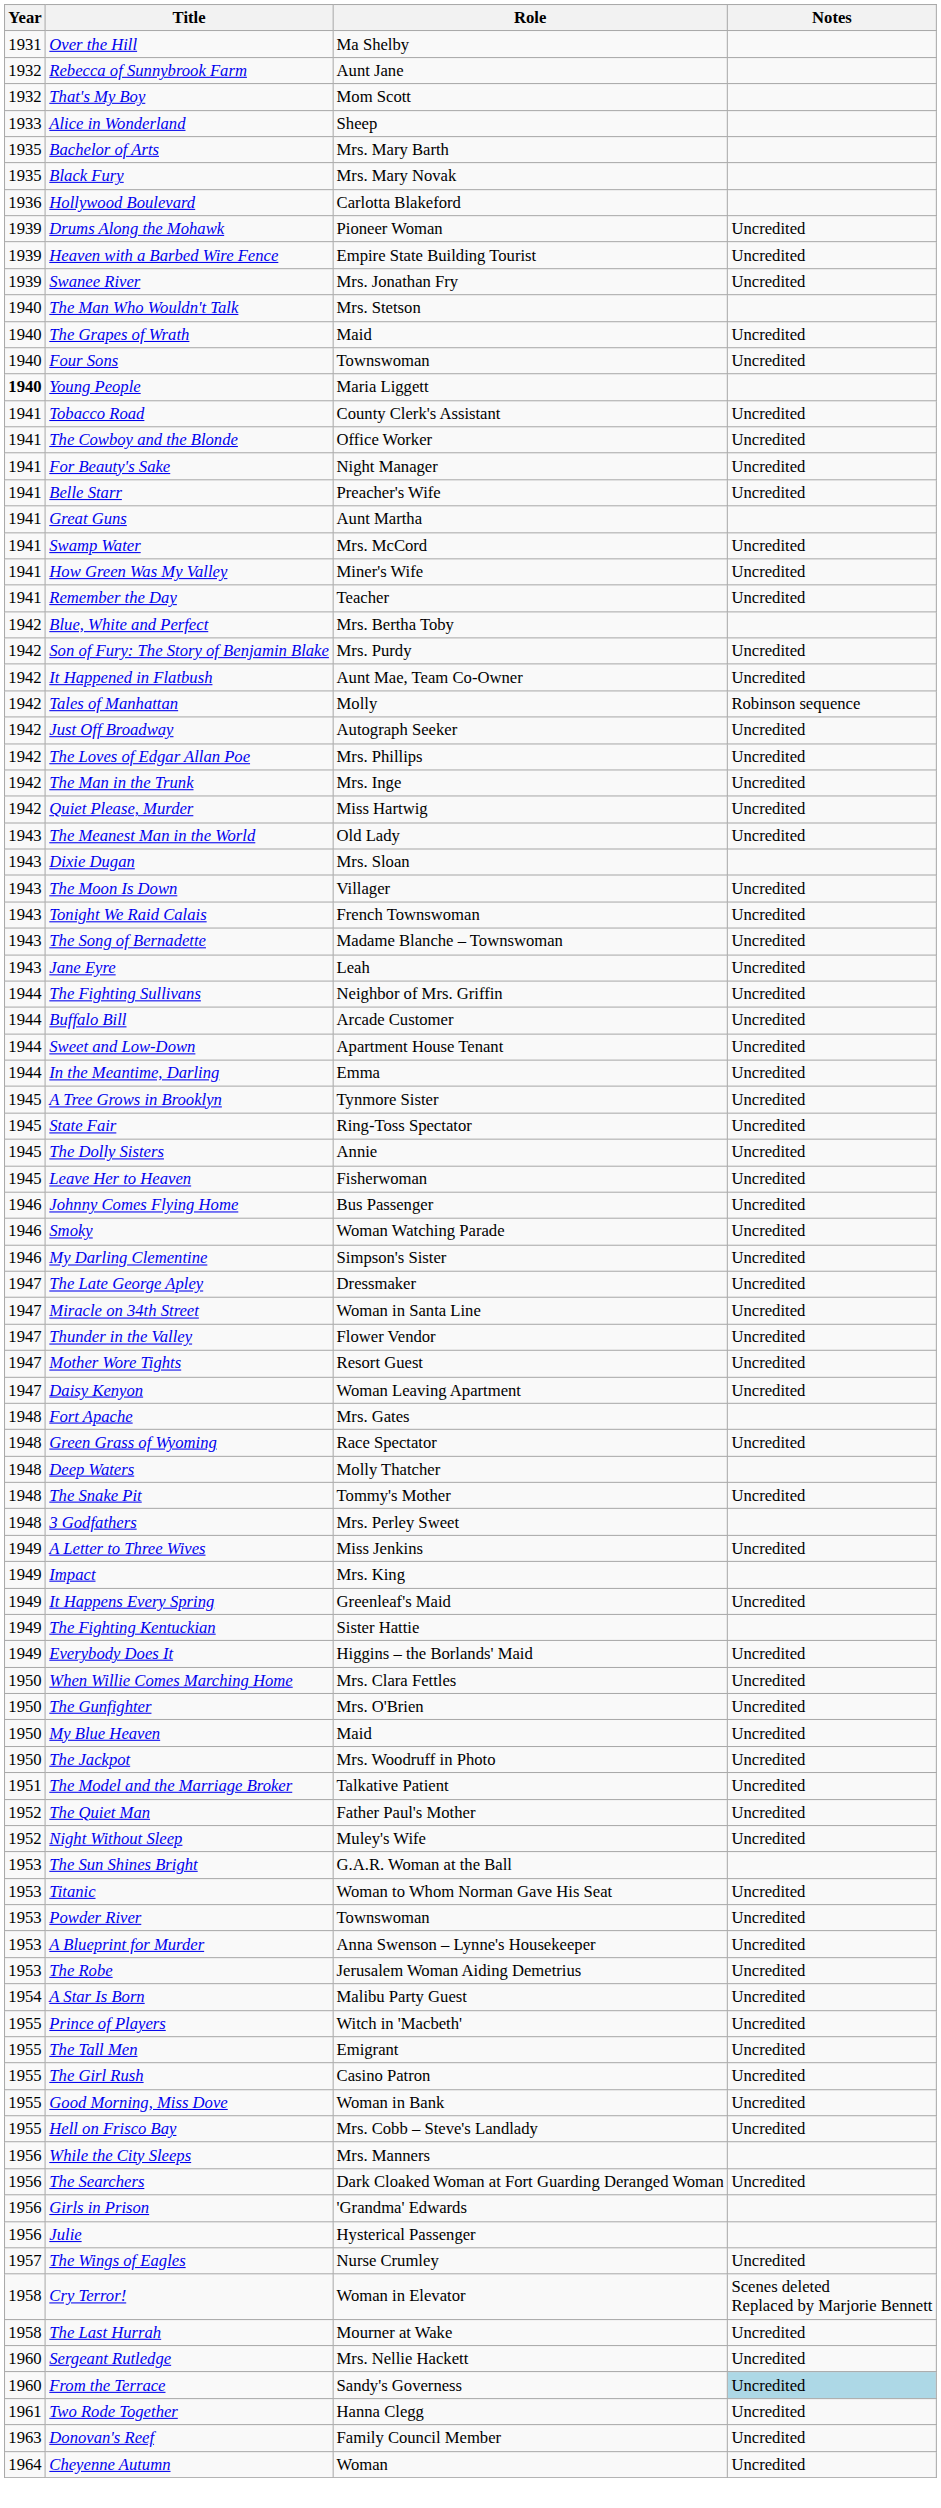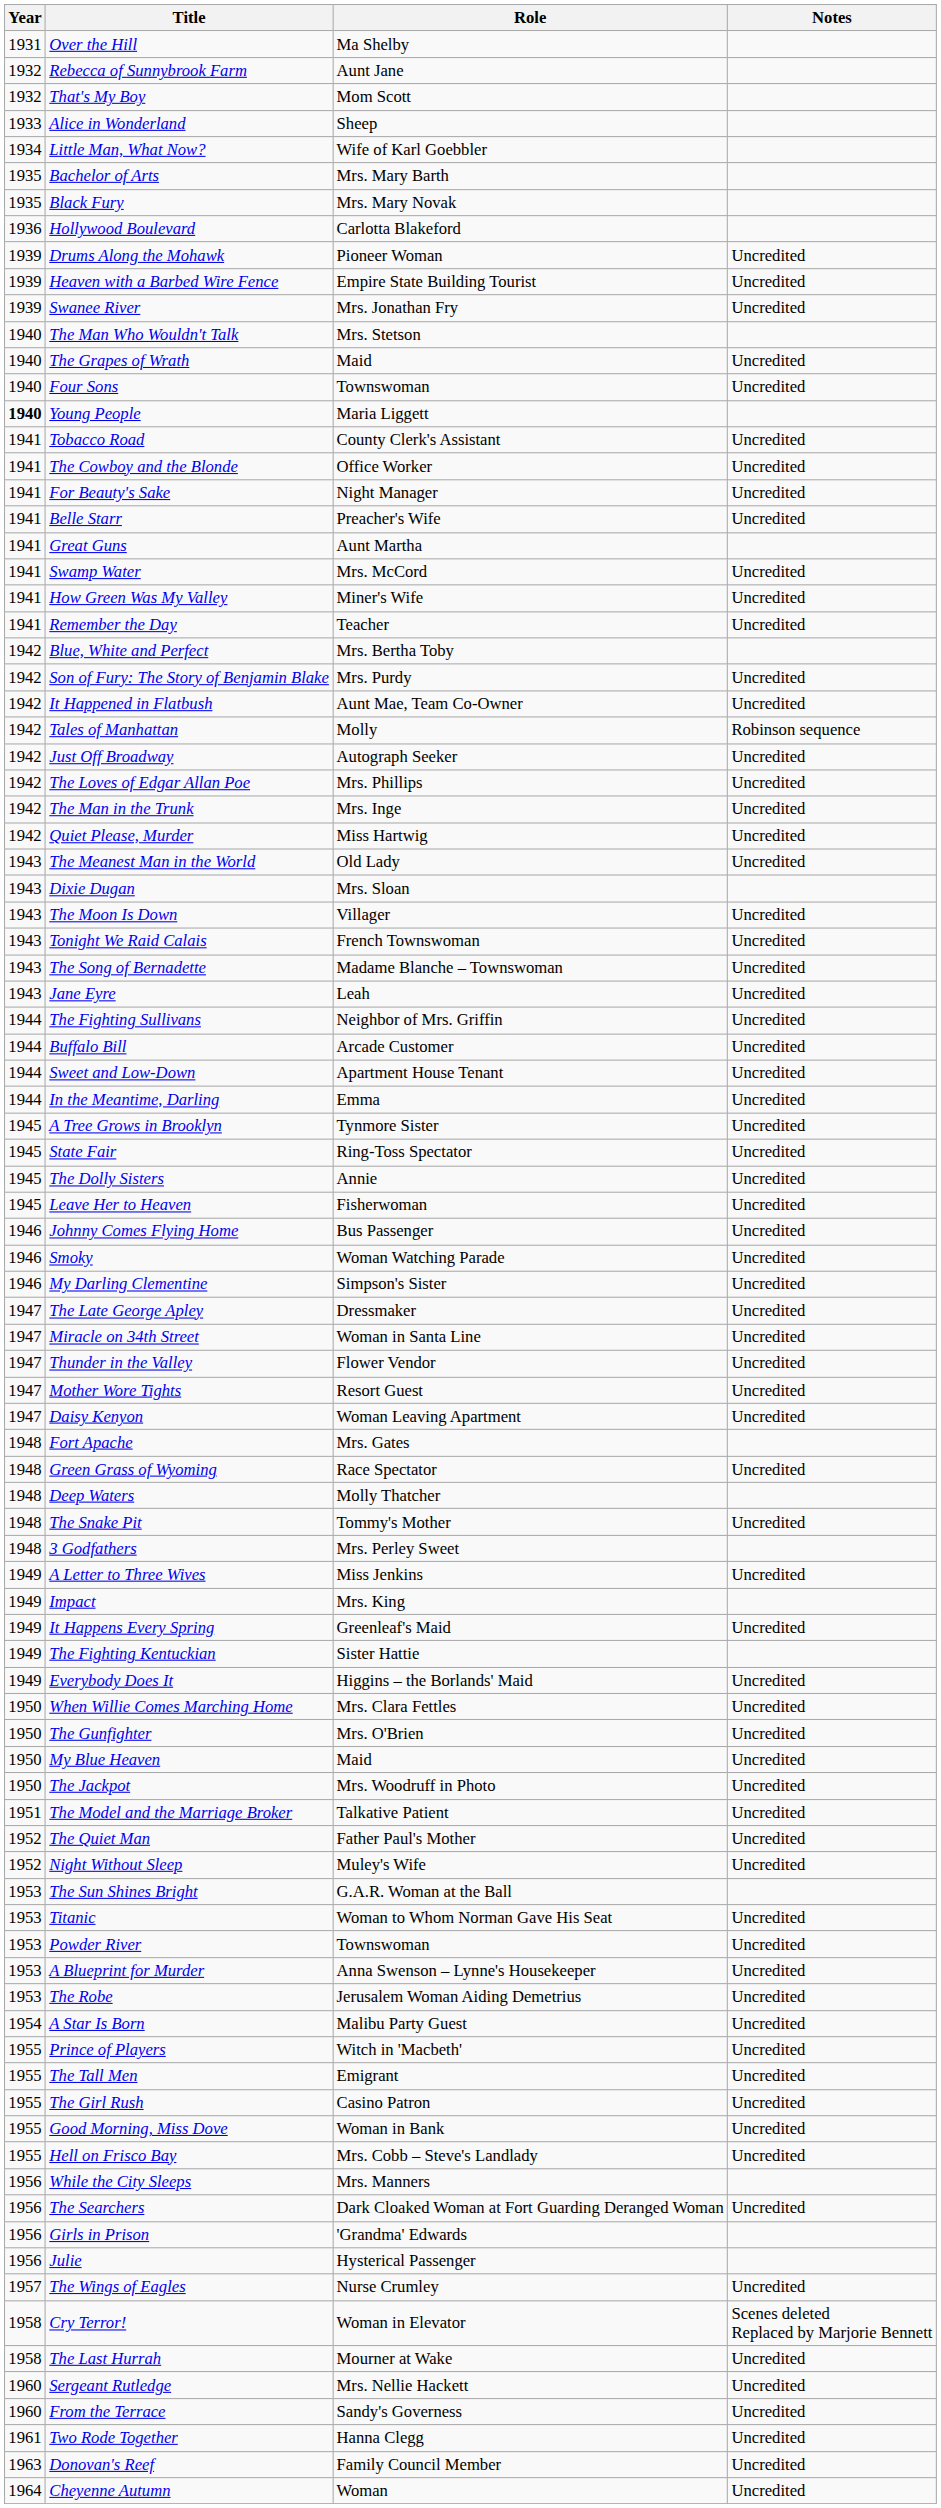+ row: (127, 149)
(768, 2385) lightblue background -> (768, 2411) no background
